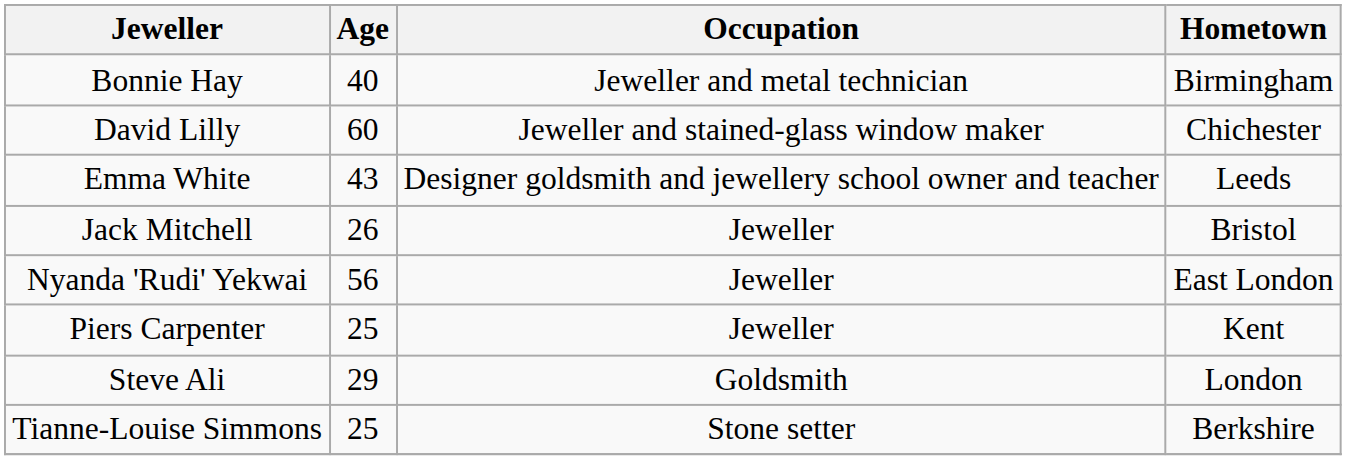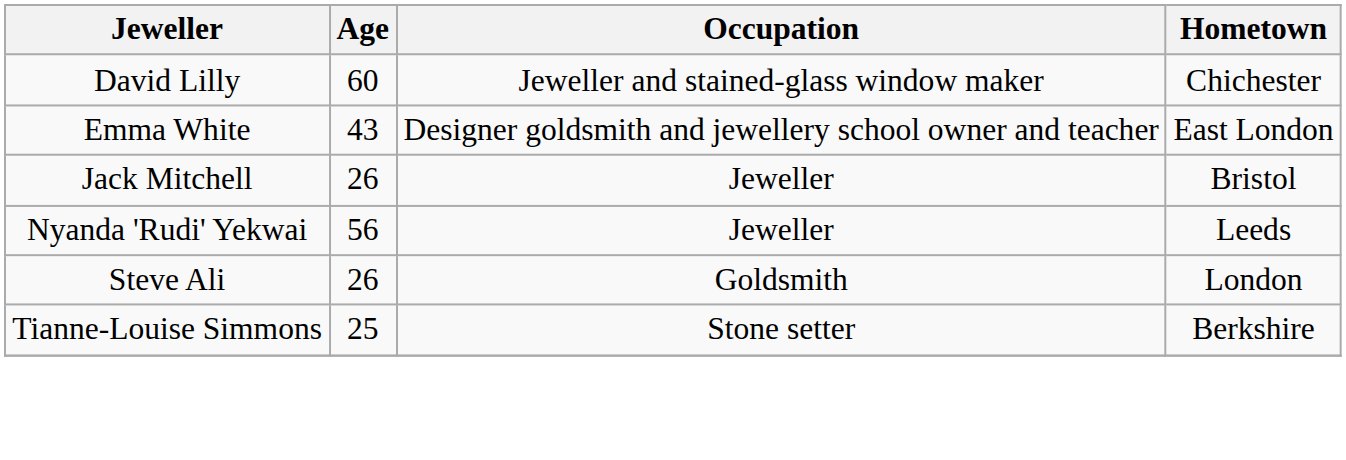- row: (167, 79)
(1254, 179) Leeds -> (1254, 129) East London
(1254, 279) East London -> (1254, 229) Leeds
- row: (167, 329)
(363, 379) 29 -> (363, 279) 26
